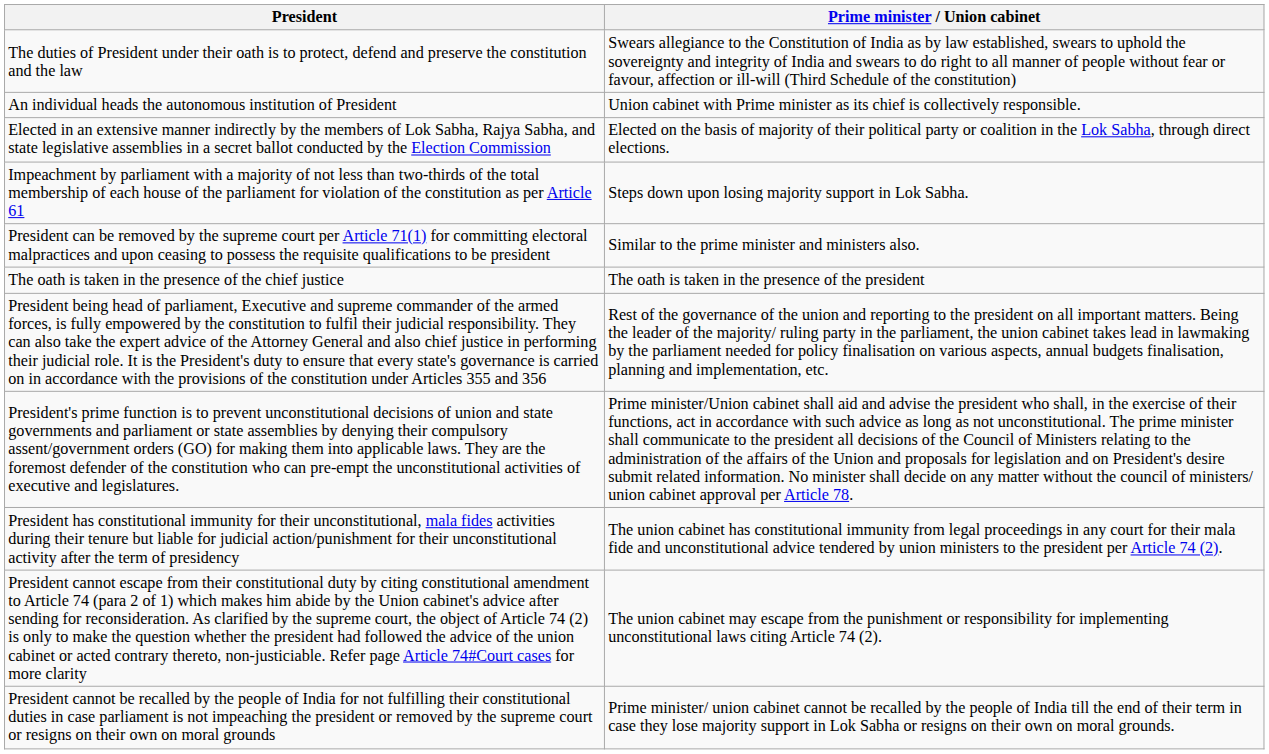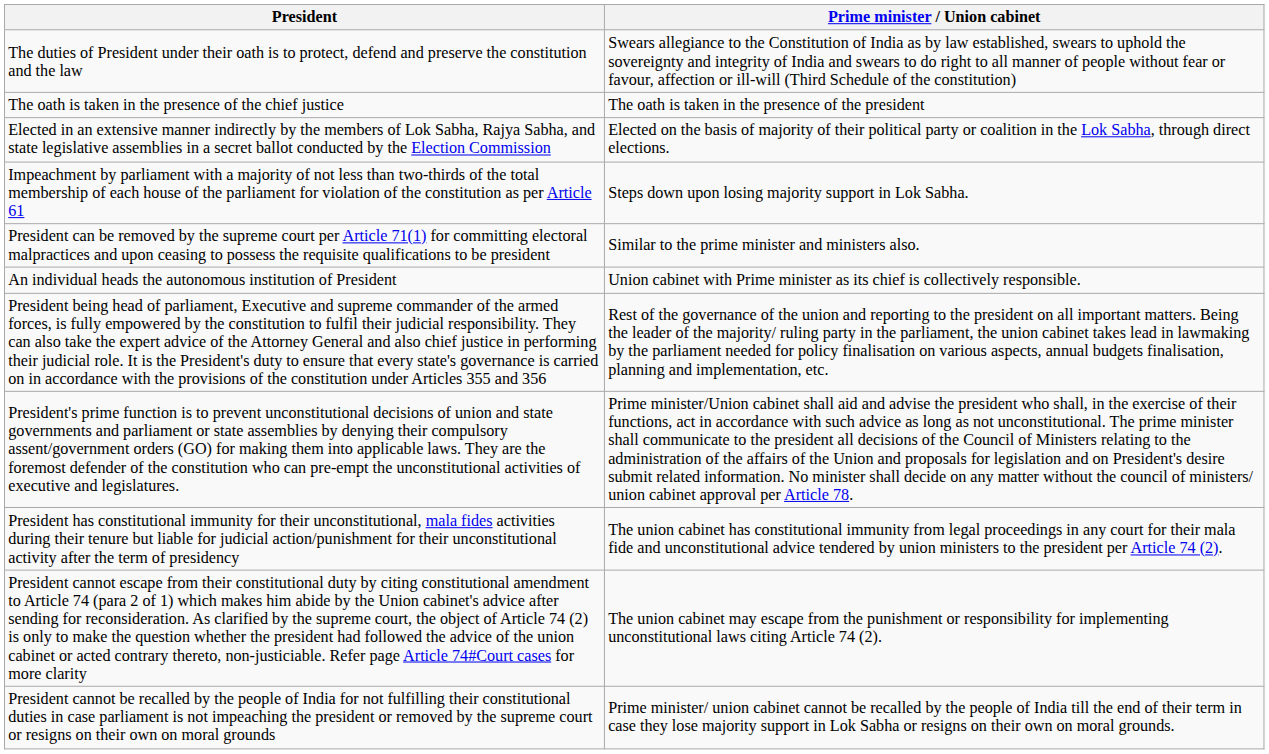rows swapped: (176, 280) <-> (202, 104)
